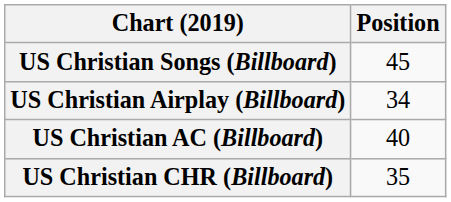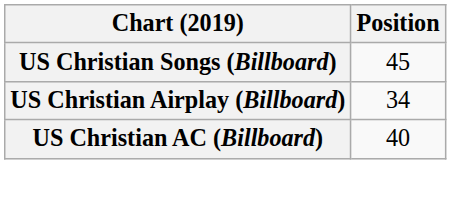- row: (178, 176)
